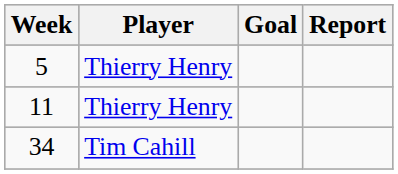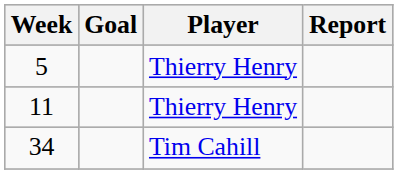columns swapped: (158, 24) <-> (271, 24)
